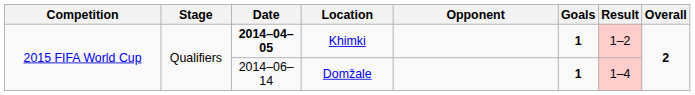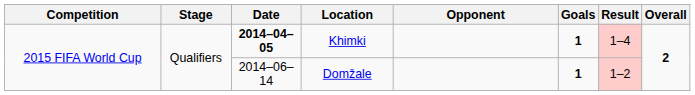(620, 41) 1–2 -> (620, 41) 1–4
(620, 74) 1–4 -> (620, 74) 1–2
